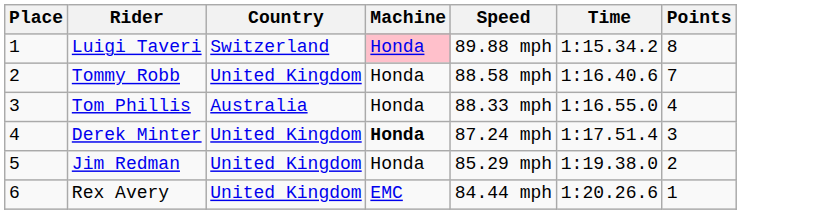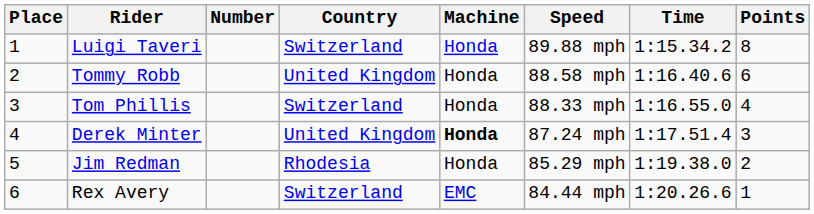+ column: (243, 20)
(397, 49) pink background -> (471, 49) no background
(672, 78) 7 -> (746, 78) 6
(259, 107) Australia -> (343, 107) Switzerland
(286, 165) United Kingdom -> (327, 165) Rhodesia
(286, 194) United Kingdom -> (343, 194) Switzerland
